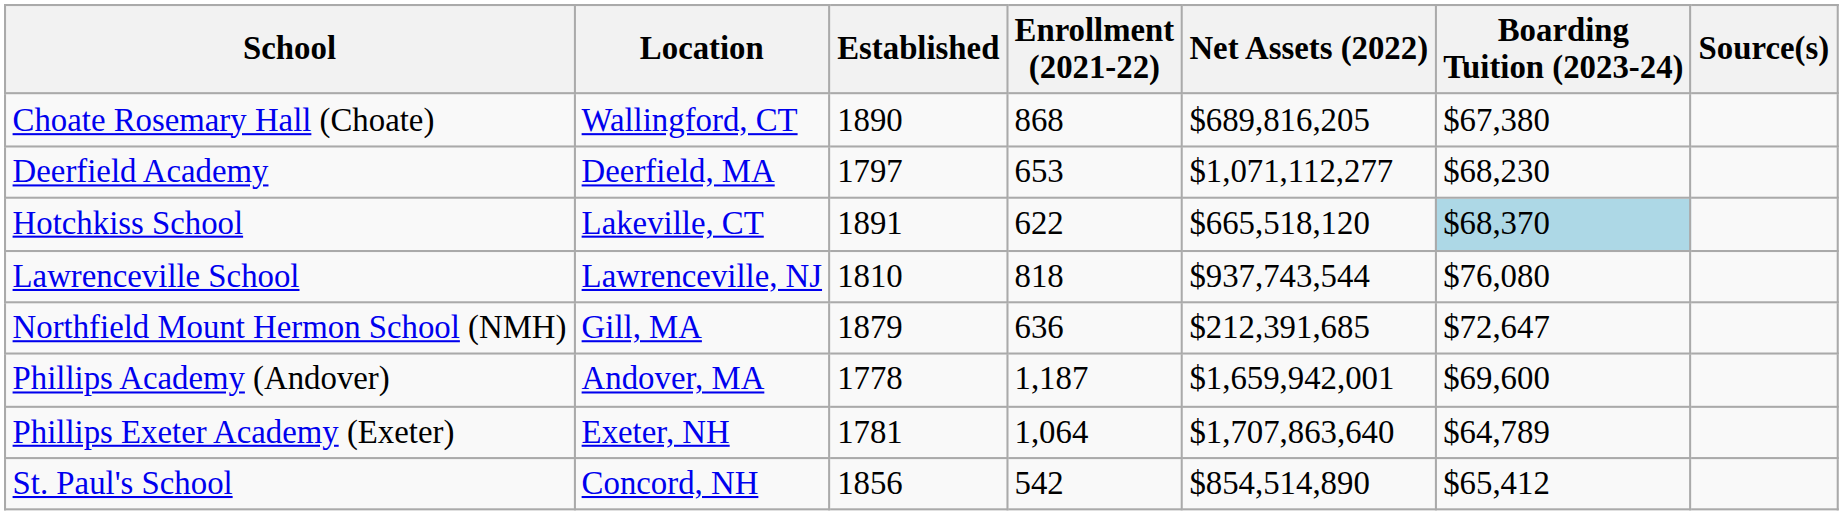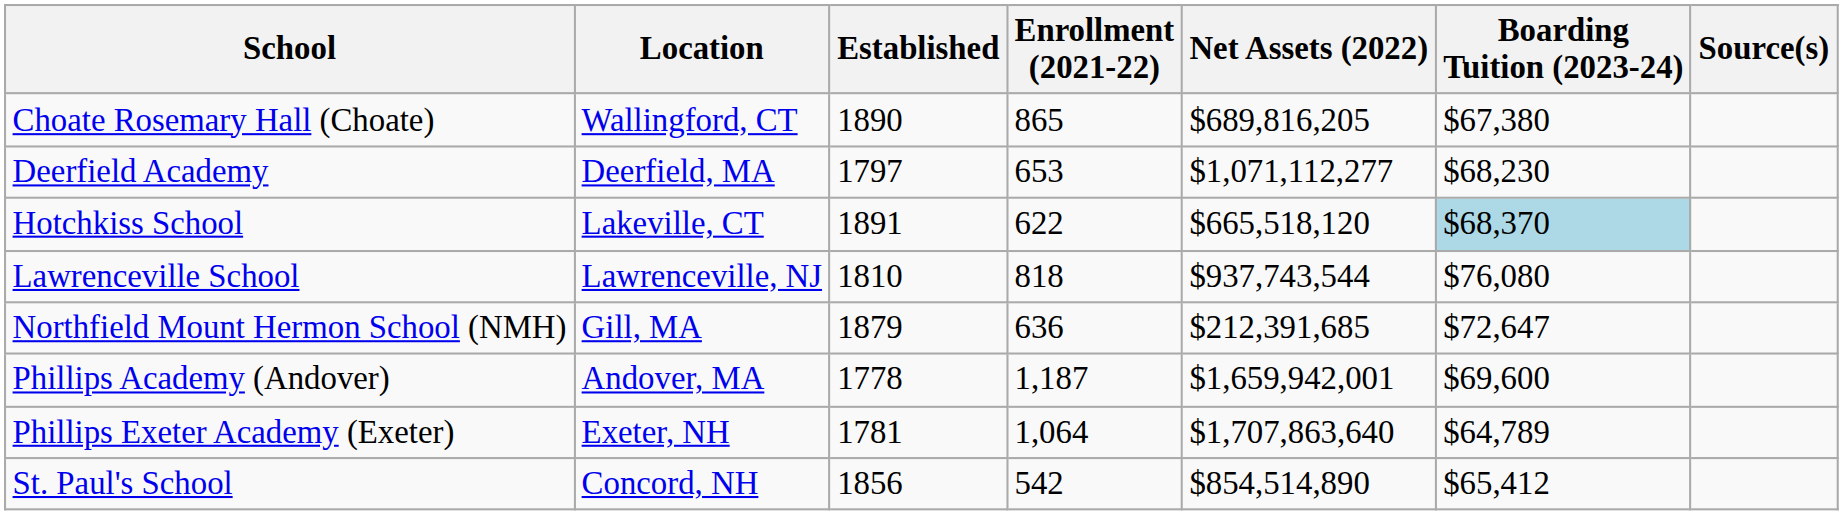(1039, 119) 868 -> (1039, 119) 865
